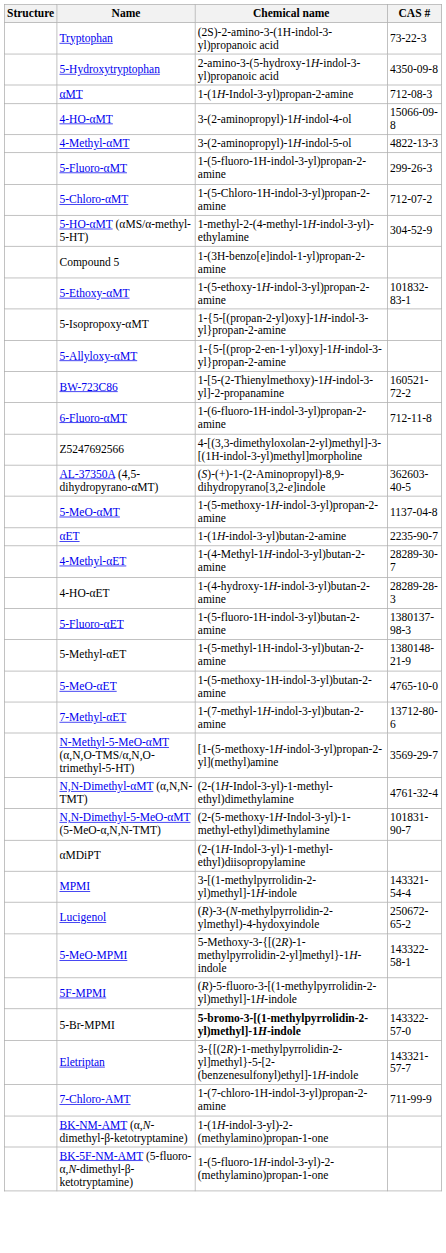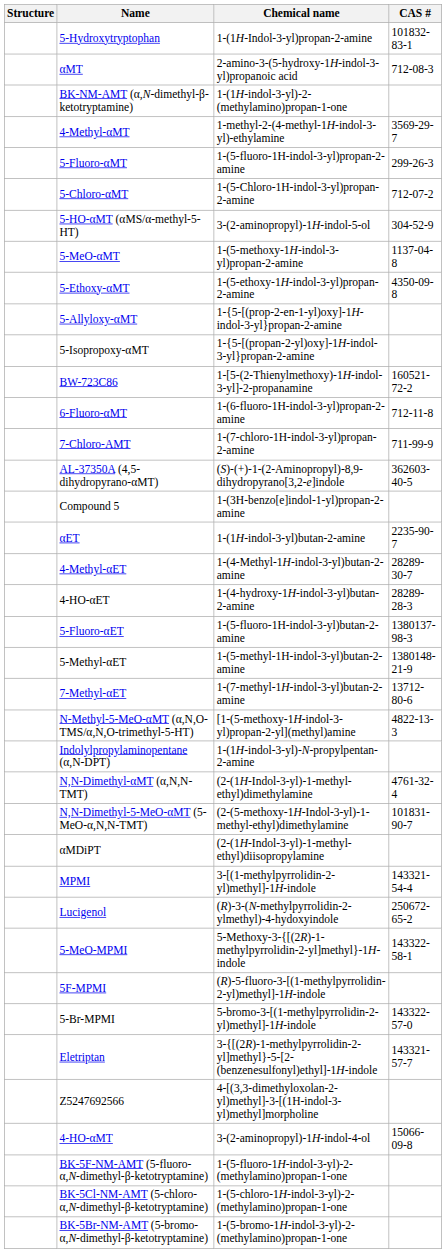- row: (86, 38)
(279, 69) 2-amino-3-(5-hydroxy-1H-indol-3-yl)propanoic acid -> (294, 38) 1-(1H-Indol-3-yl)propan-2-amine
(414, 69) 4350-09-8 -> (411, 38) 101832-83-1
(276, 94) 1-(1H-Indol-3-yl)propan-2-amine -> (298, 69) 2-amino-3-(5-hydroxy-1H-indol-3-yl)propanoic acid
rows swapped: (86, 119) <-> (123, 1131)
(275, 143) 3-(2-aminopropyl)-1H-indol-5-ol -> (296, 132) 1-methyl-2-(4-methyl-1H-indol-3-yl)-ethylamine
(414, 143) 4822-13-3 -> (413, 132) 3569-29-7
(286, 231) 1-methyl-2-(4-methyl-1H-indol-3-yl)-ethylamine -> (293, 225) 3-(2-aminopropyl)-1H-indol-5-ol
rows swapped: (90, 512) <-> (89, 262)
(409, 293) 101832-83-1 -> (413, 288) 4350-09-8
rows swapped: (104, 324) <-> (98, 355)
rows swapped: (95, 1100) <-> (92, 449)
- row: (88, 686)
(414, 755) 3569-29-7 -> (413, 725) 4822-13-3
+ row: (123, 756)
(283, 1024) bold -> (298, 1019) normal
+ row: (134, 1201)
+ row: (134, 1232)
